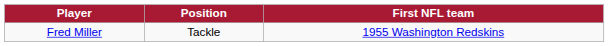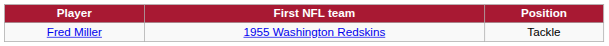columns swapped: (204, 13) <-> (433, 13)
